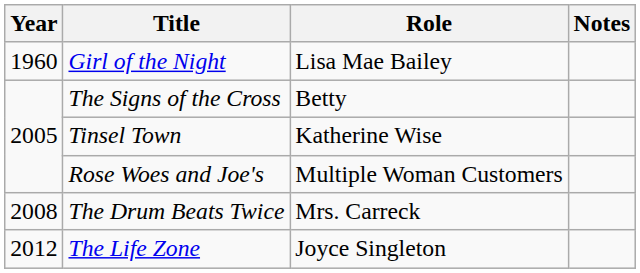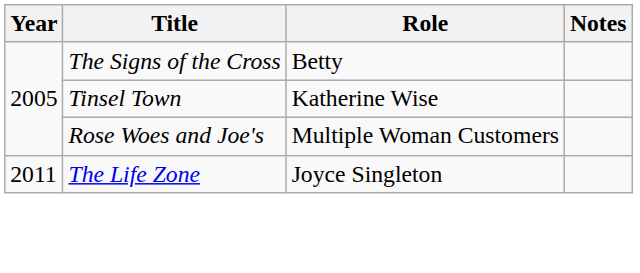- row: (147, 60)
- row: (176, 211)
(34, 248) 2012 -> (33, 173) 2011
